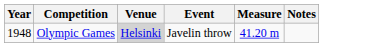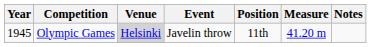+ column: (258, 14)
(19, 33) 1948 -> (19, 33) 1945
